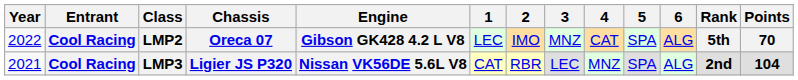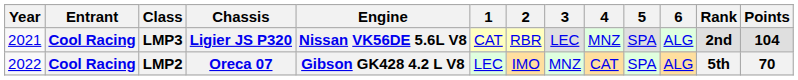rows swapped: (163, 63) <-> (163, 40)
